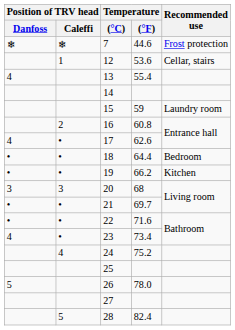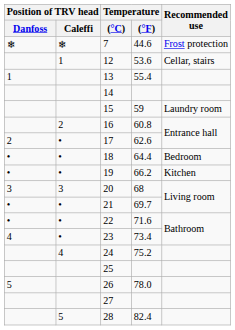(9, 77) 4 -> (9, 77) 1
(9, 141) 4 -> (9, 141) 2
